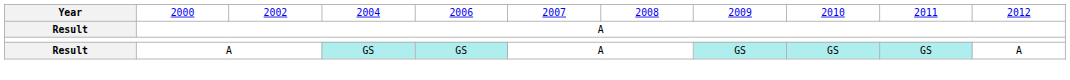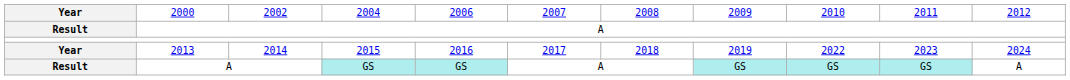+ row: (368, 50)
